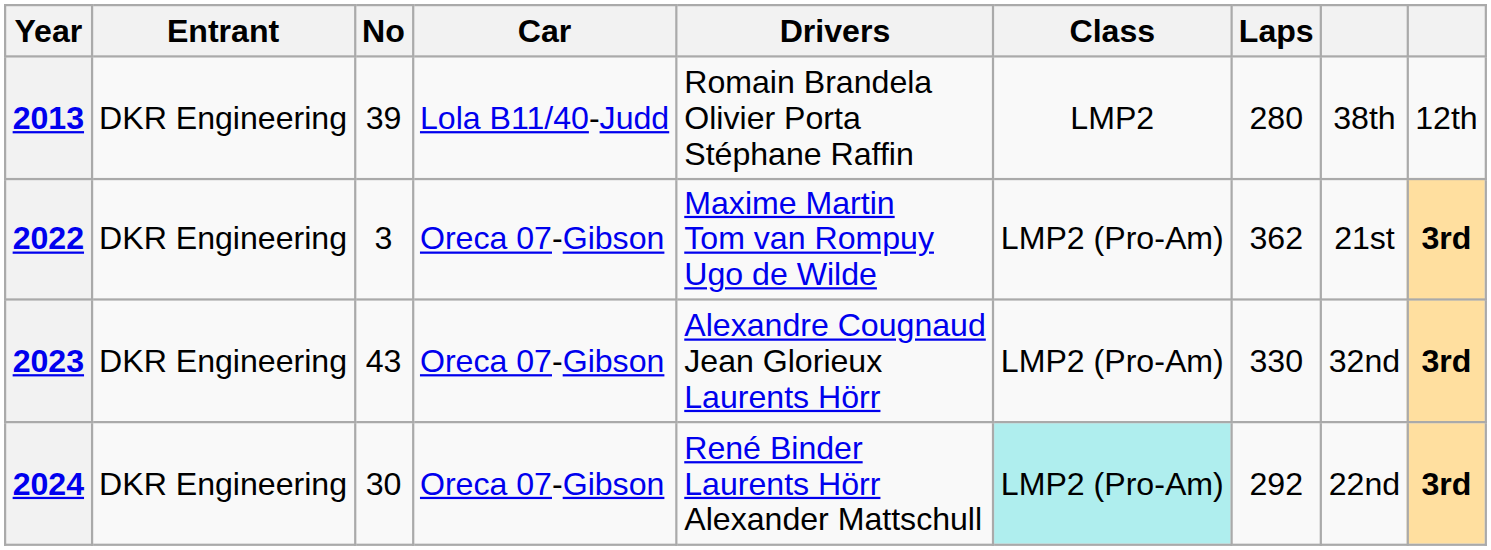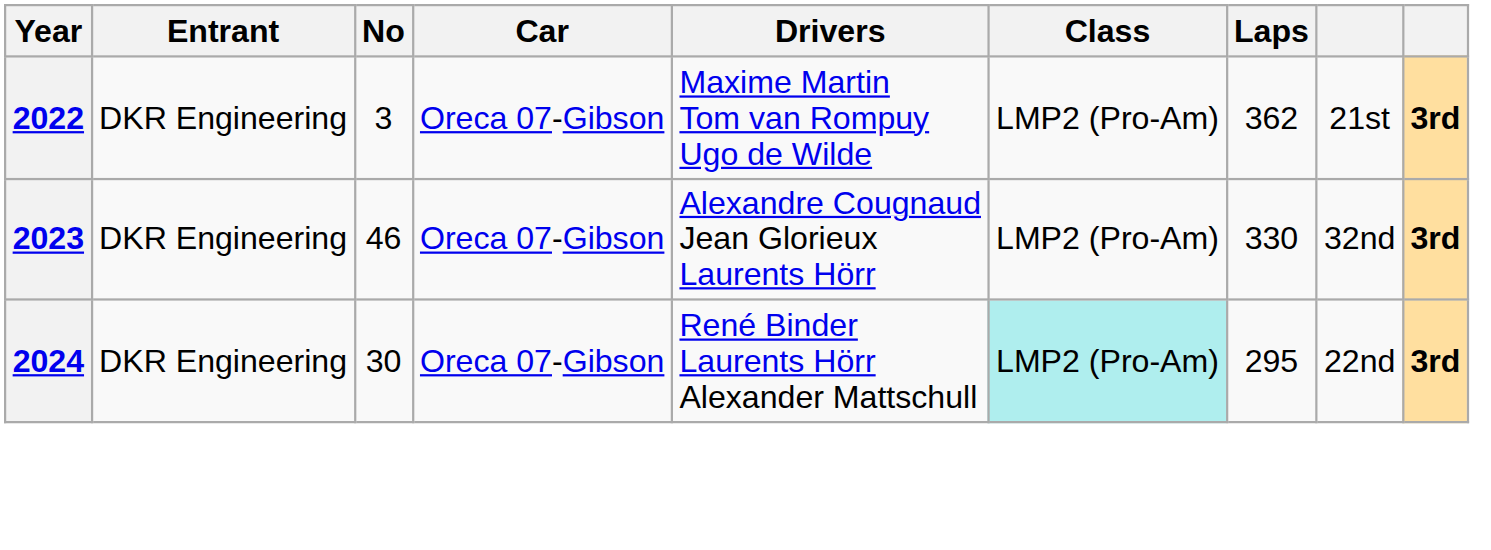- row: (48, 117)
(384, 361) 43 -> (384, 239) 46
(1276, 484) 292 -> (1271, 361) 295
